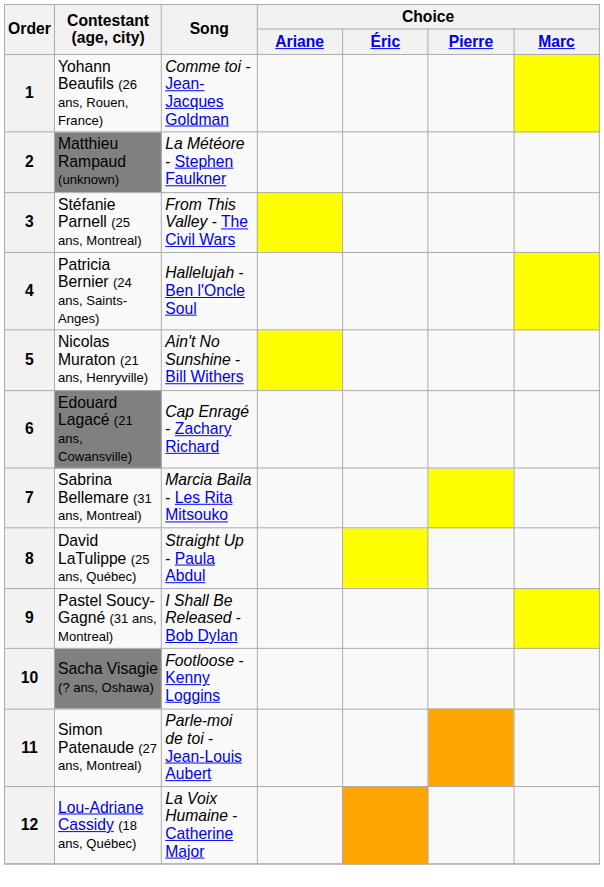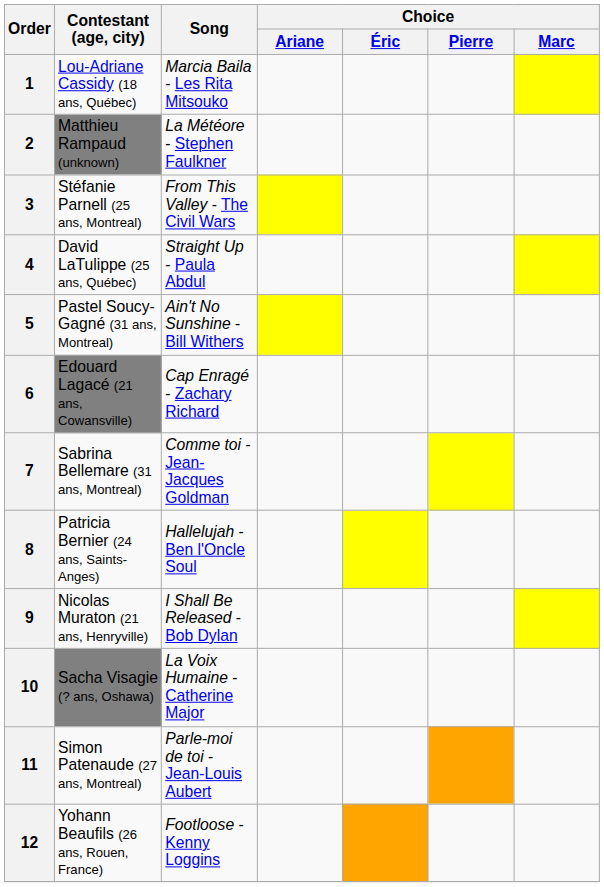(98, 93) Yohann Beaufils (26 ans, Rouen, France) -> (101, 84) Lou-Adriane Cassidy (18 ans, Québec)
(208, 93) Comme toi - Jean-Jacques Goldman -> (208, 84) Marcia Baila - Les Rita Mitsouko
(95, 291) Patricia Bernier (24 ans, Saints-Anges) -> (104, 264) David LaTulippe (25 ans, Québec)
(205, 291) Hallelujah - Ben l'Oncle Soul -> (204, 264) Straight Up - Paula Abdul
(103, 360) Nicolas Muraton (21 ans, Henryville) -> (107, 324) Pastel Soucy-Gagné (31 ans, Montreal)
(208, 498) Marcia Baila - Les Rita Mitsouko -> (208, 471) Comme toi - Jean-Jacques Goldman
(104, 558) David LaTulippe (25 ans, Québec) -> (95, 549) Patricia Bernier (24 ans, Saints-Anges)
(204, 558) Straight Up - Paula Abdul -> (205, 549) Hallelujah - Ben l'Oncle Soul
(107, 618) Pastel Soucy-Gagné (31 ans, Montreal) -> (103, 618) Nicolas Muraton (21 ans, Henryville)
(204, 678) Footloose - Kenny Loggins -> (201, 687) La Voix Humaine - Catherine Major
(101, 825) Lou-Adriane Cassidy (18 ans, Québec) -> (98, 842) Yohann Beaufils (26 ans, Rouen, France)
(201, 825) La Voix Humaine - Catherine Major -> (204, 842) Footloose - Kenny Loggins
